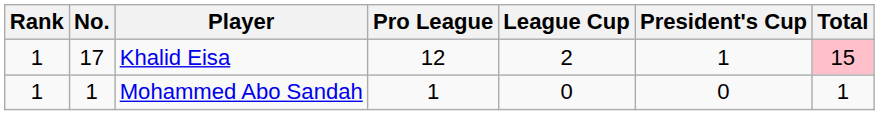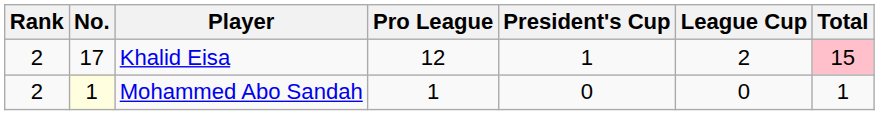columns swapped: (567, 22) <-> (724, 22)
(37, 57) 1 -> (37, 57) 2
(37, 92) 1 -> (37, 92) 2
(92, 92) no background -> (92, 92) lightyellow background
